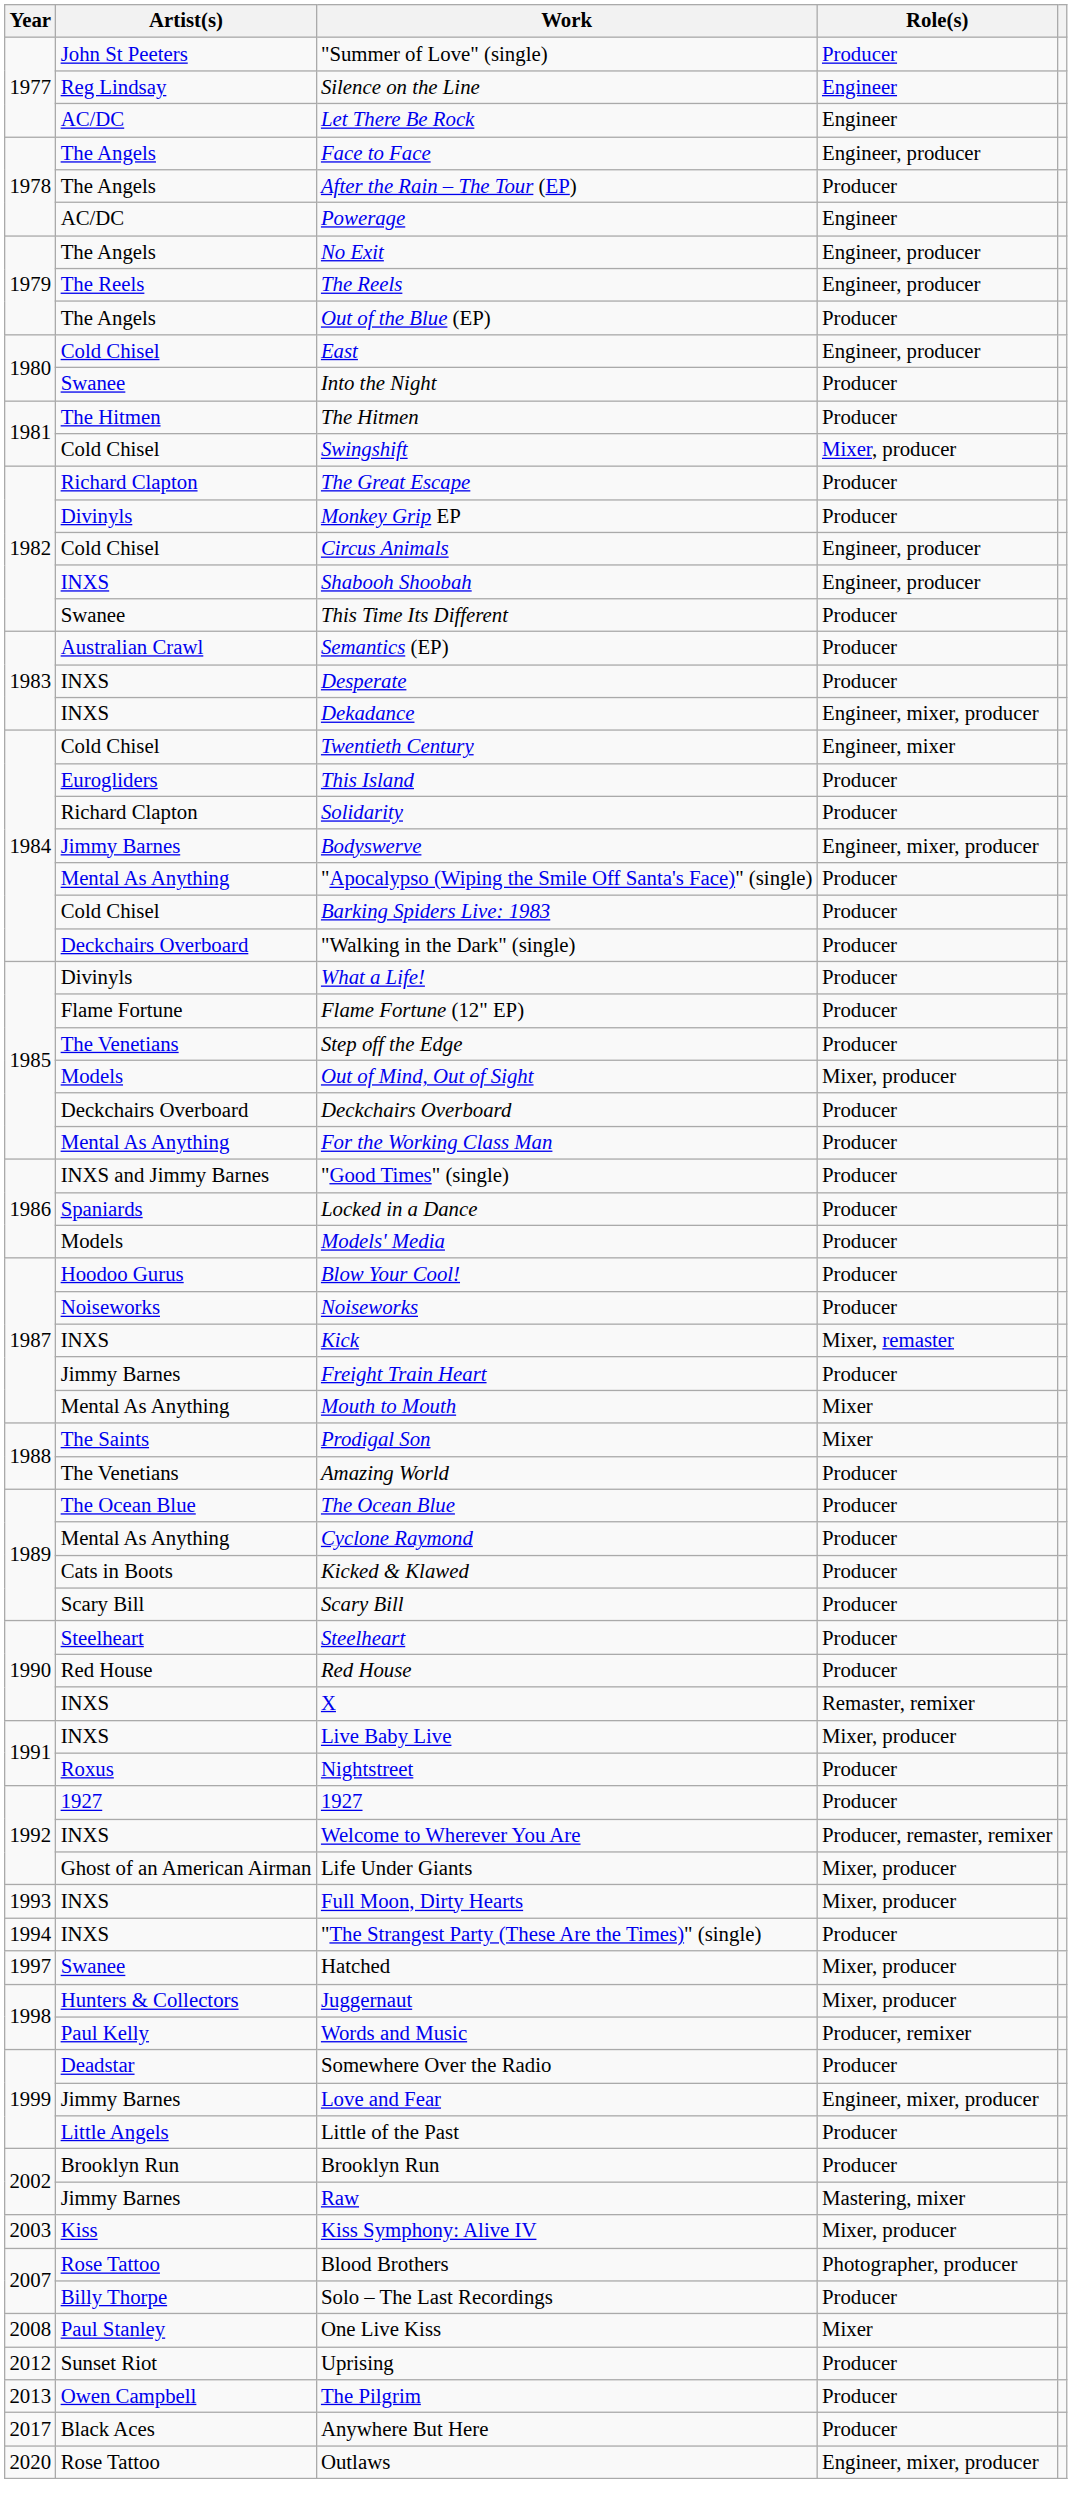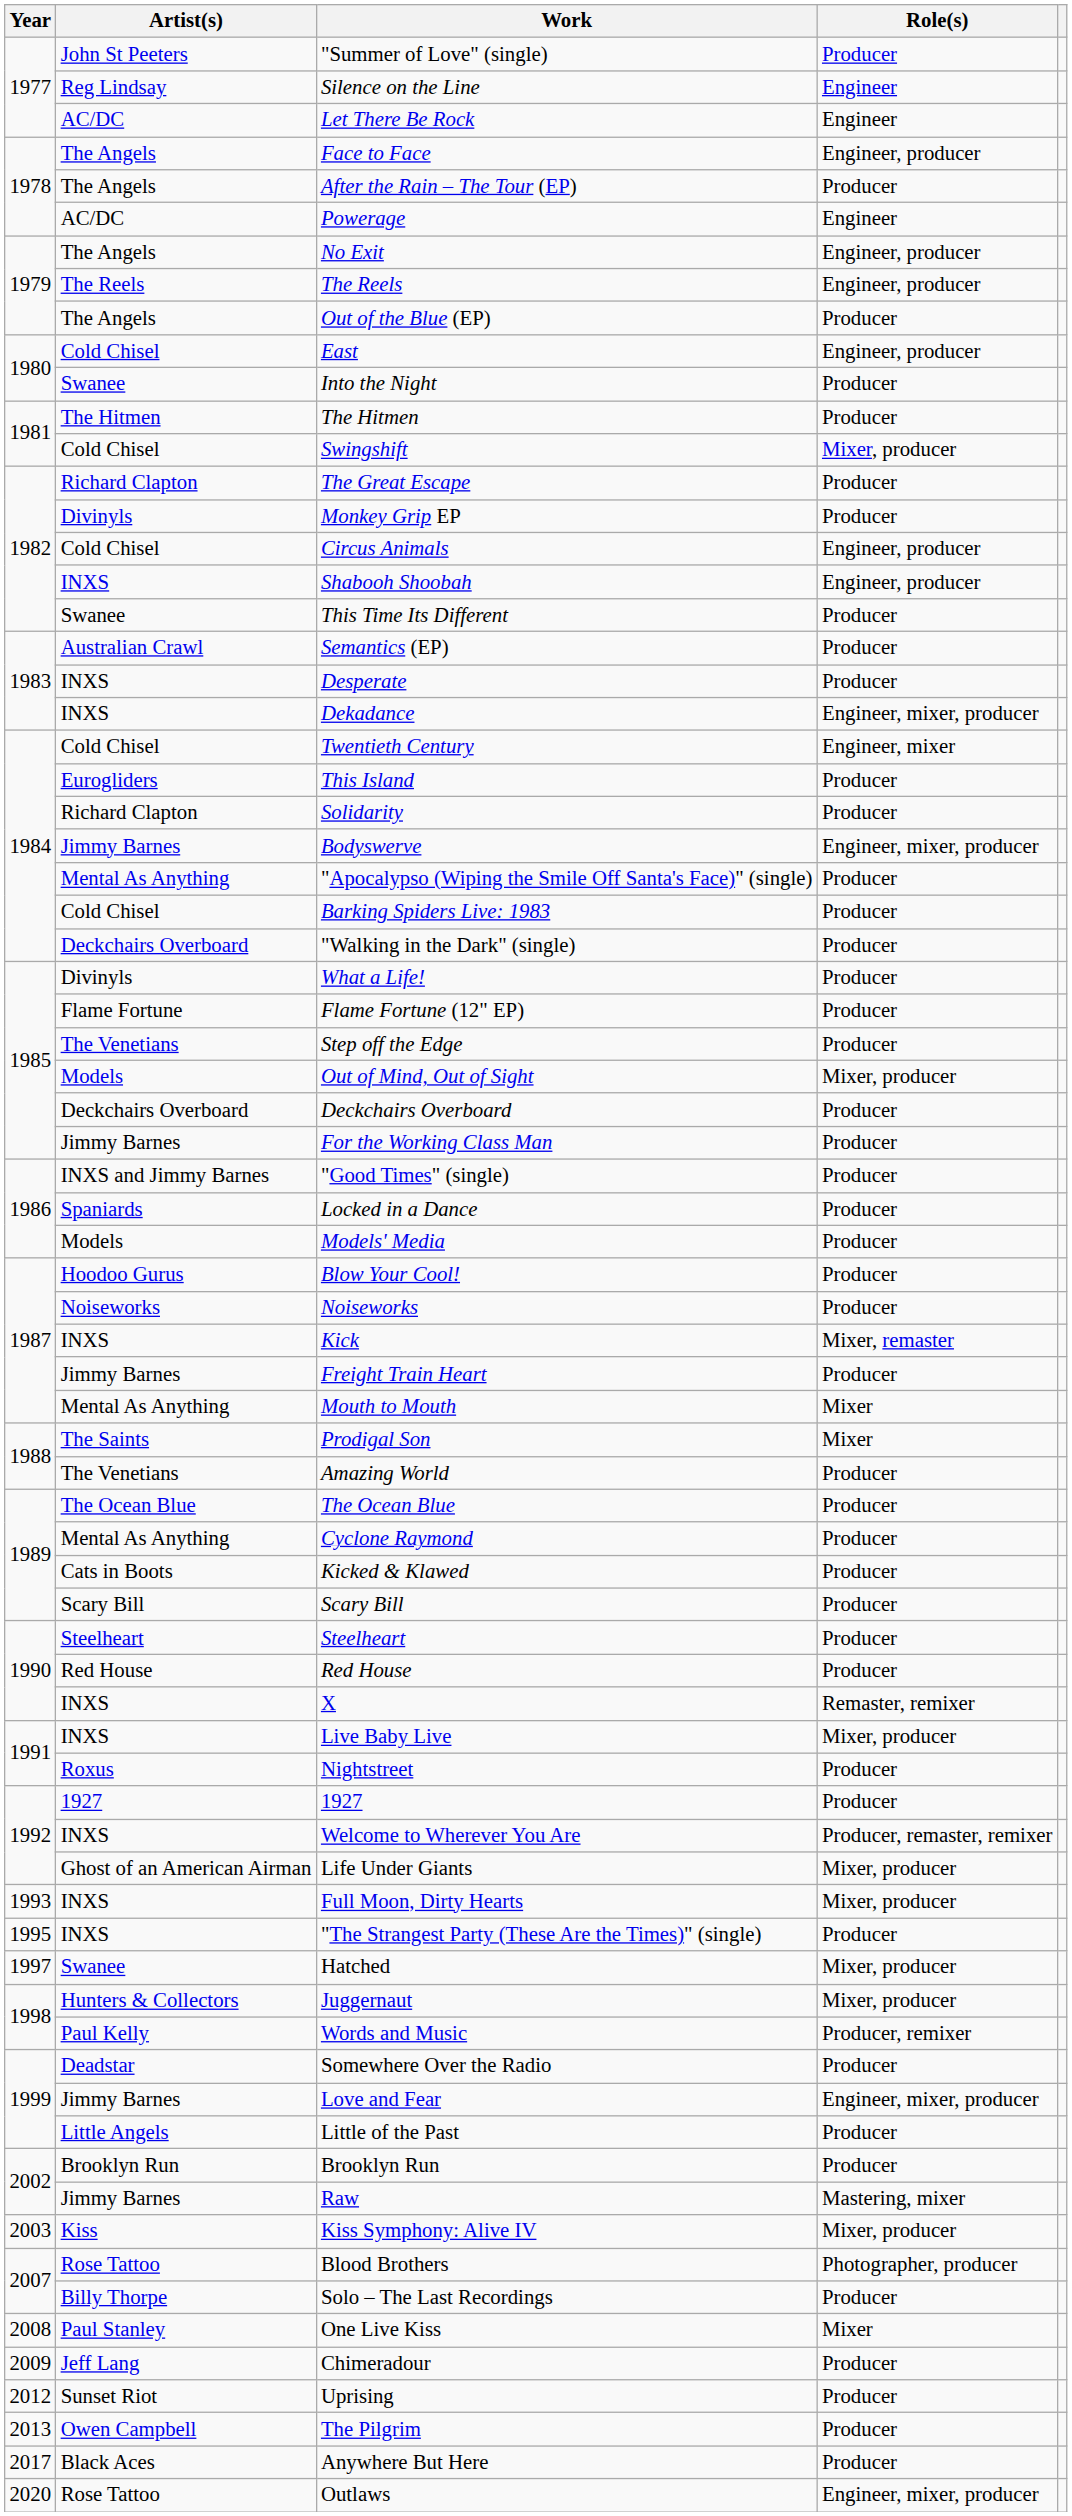(145, 1142) Mental As Anything -> (120, 1142) Jimmy Barnes
(30, 1934) 1994 -> (30, 1934) 1995
+ row: (376, 2363)
